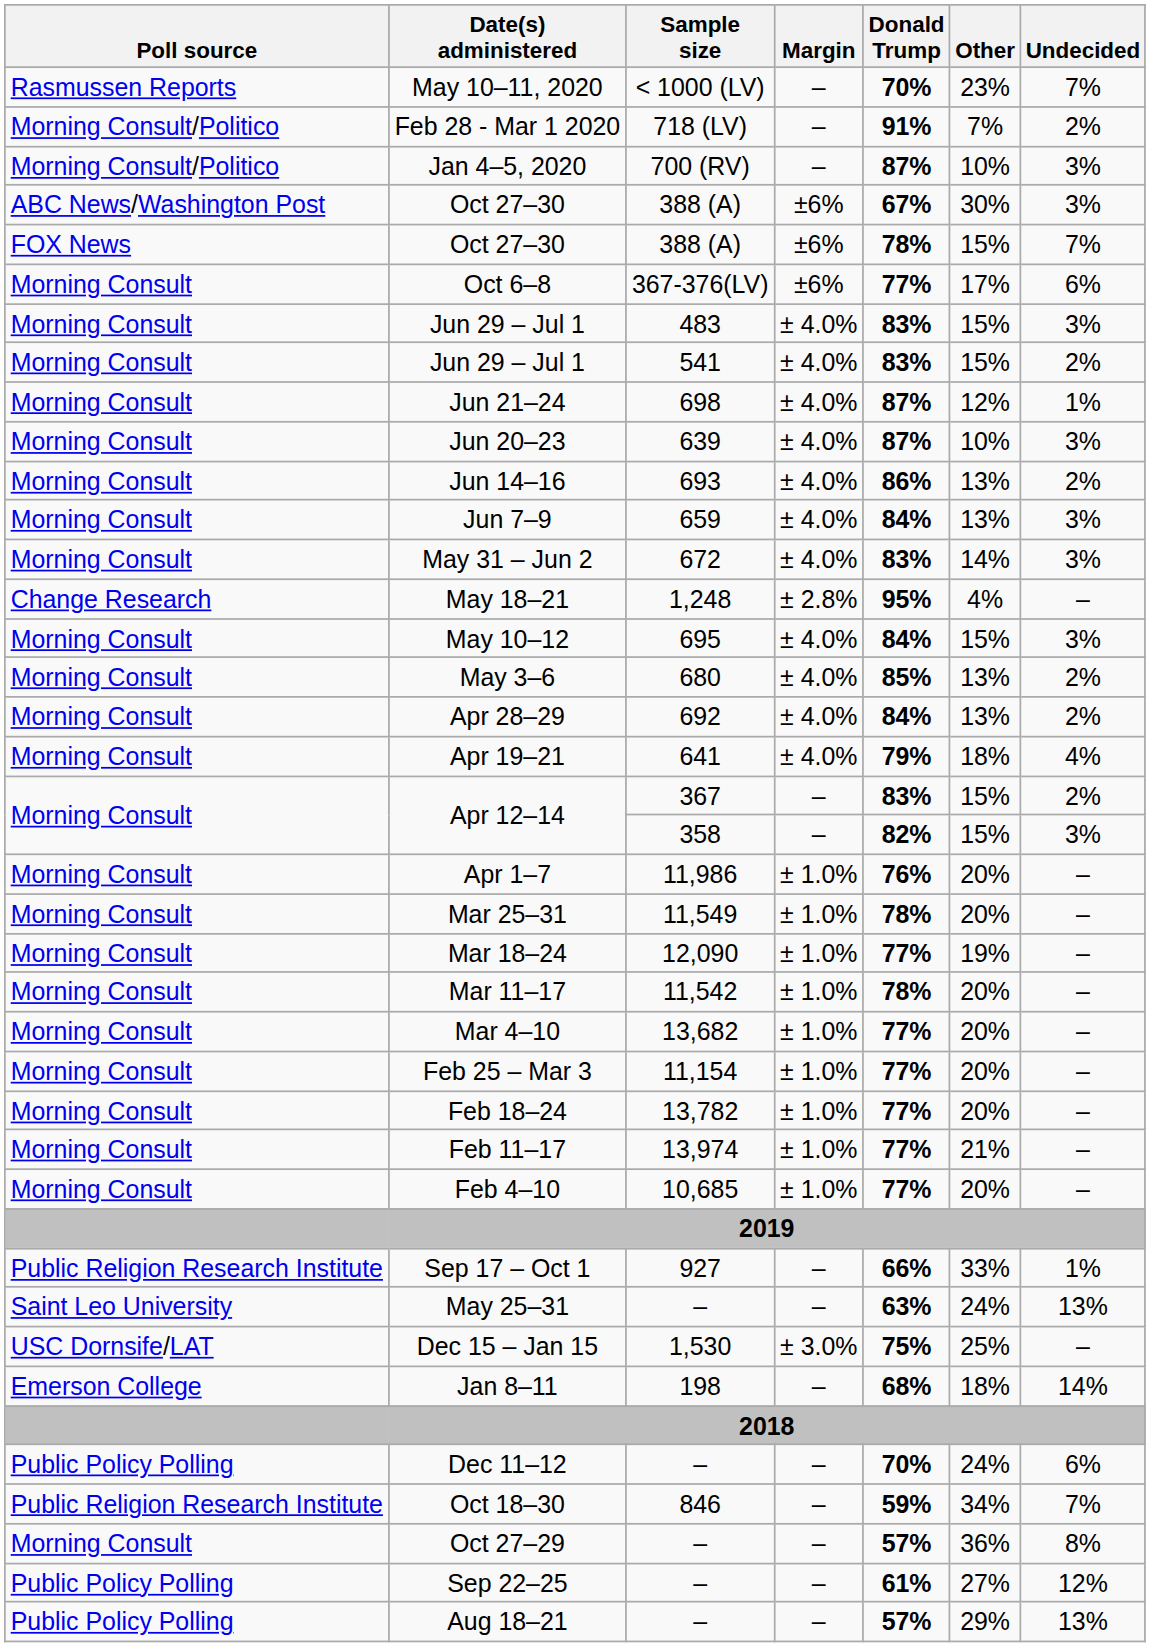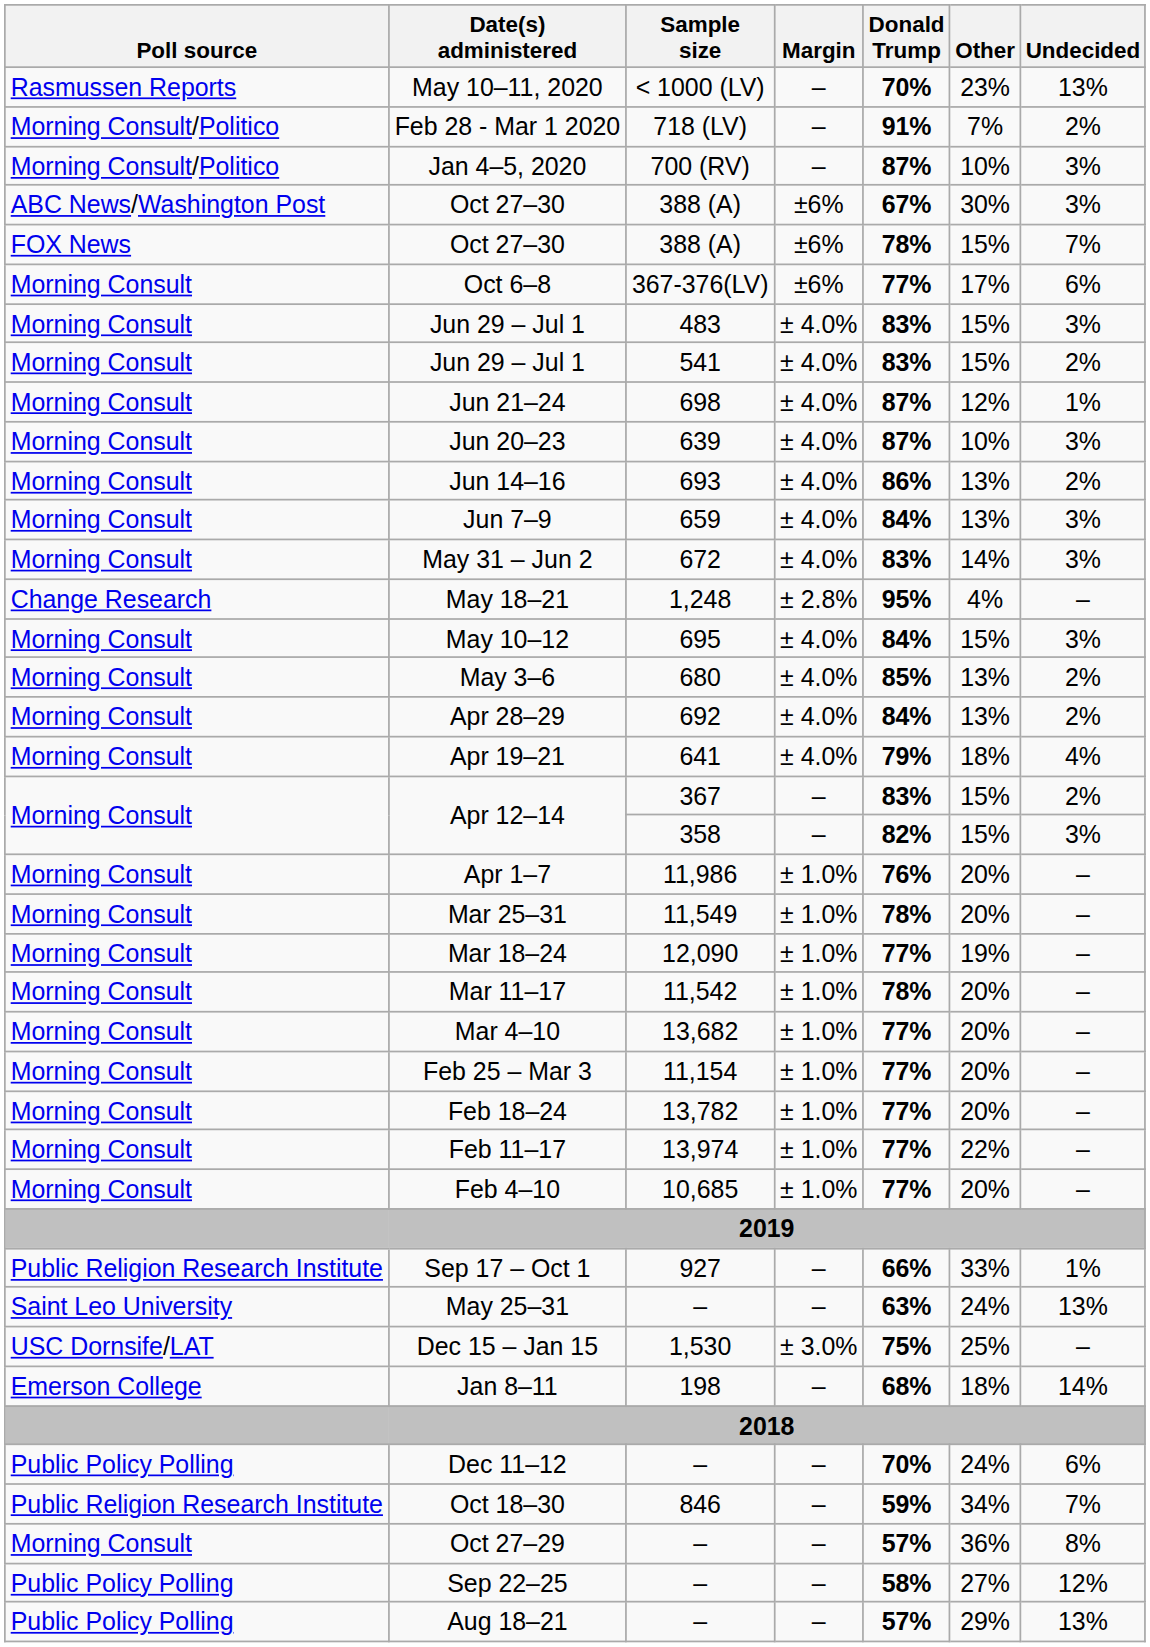(1083, 87) 7% -> (1083, 87) 13%
(985, 1150) 21% -> (985, 1150) 22%
(907, 1583) 61% -> (907, 1583) 58%
